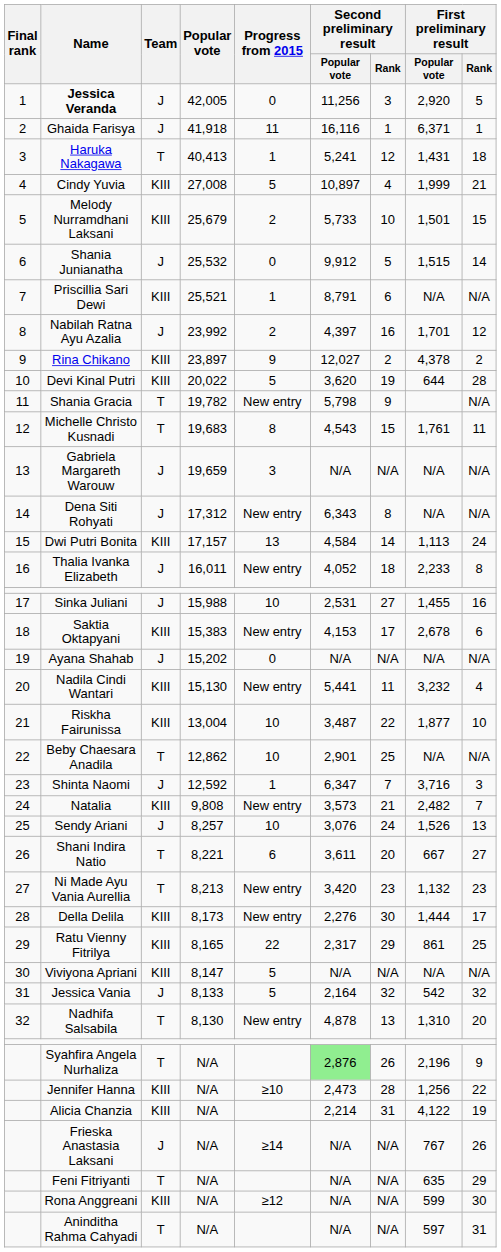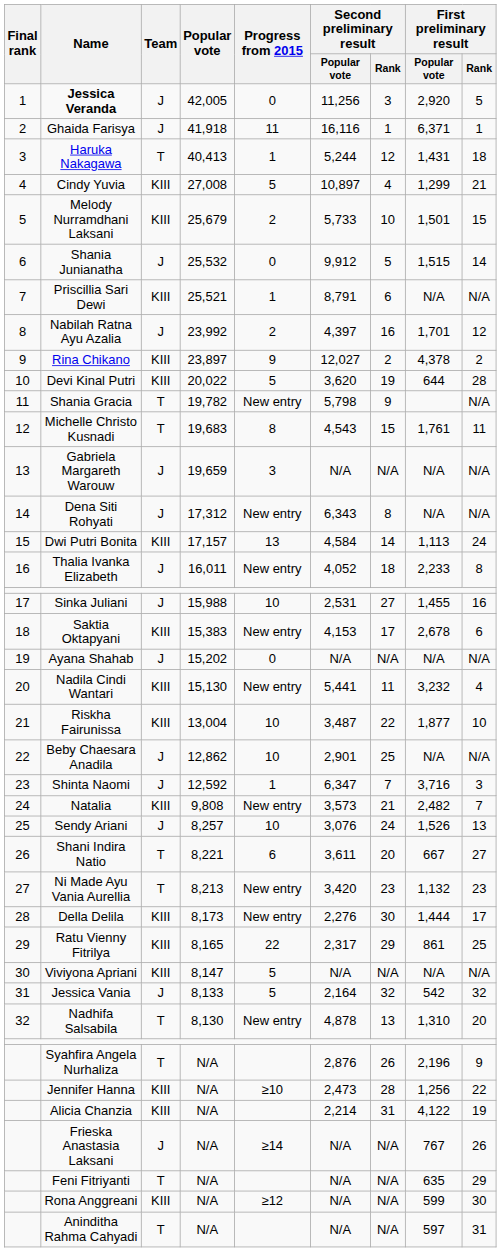(340, 156) 5,241 -> (340, 156) 5,244
(434, 184) 1,999 -> (434, 184) 1,299
(161, 757) T -> (161, 757) J
(340, 1062) lightgreen background -> (340, 1062) no background
